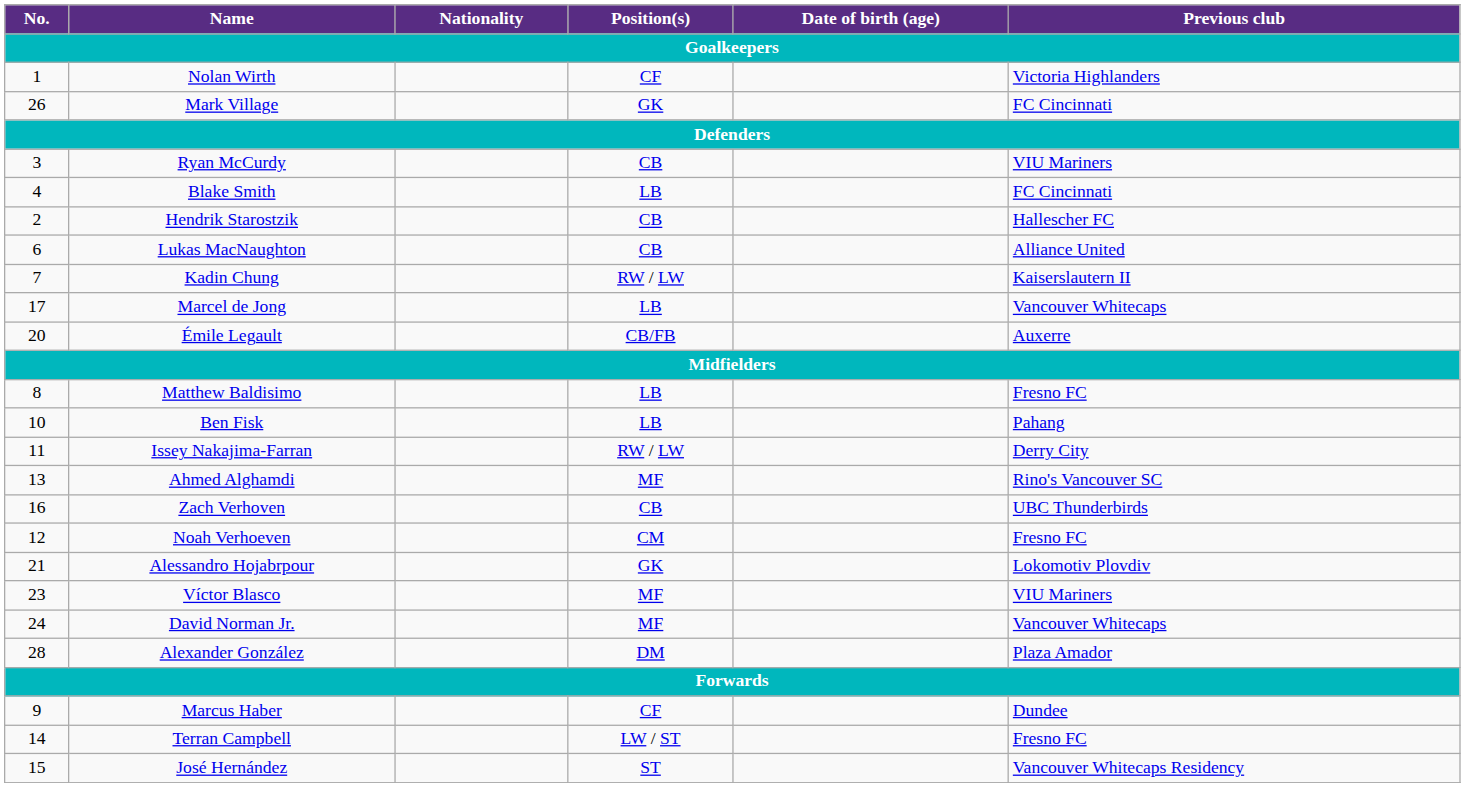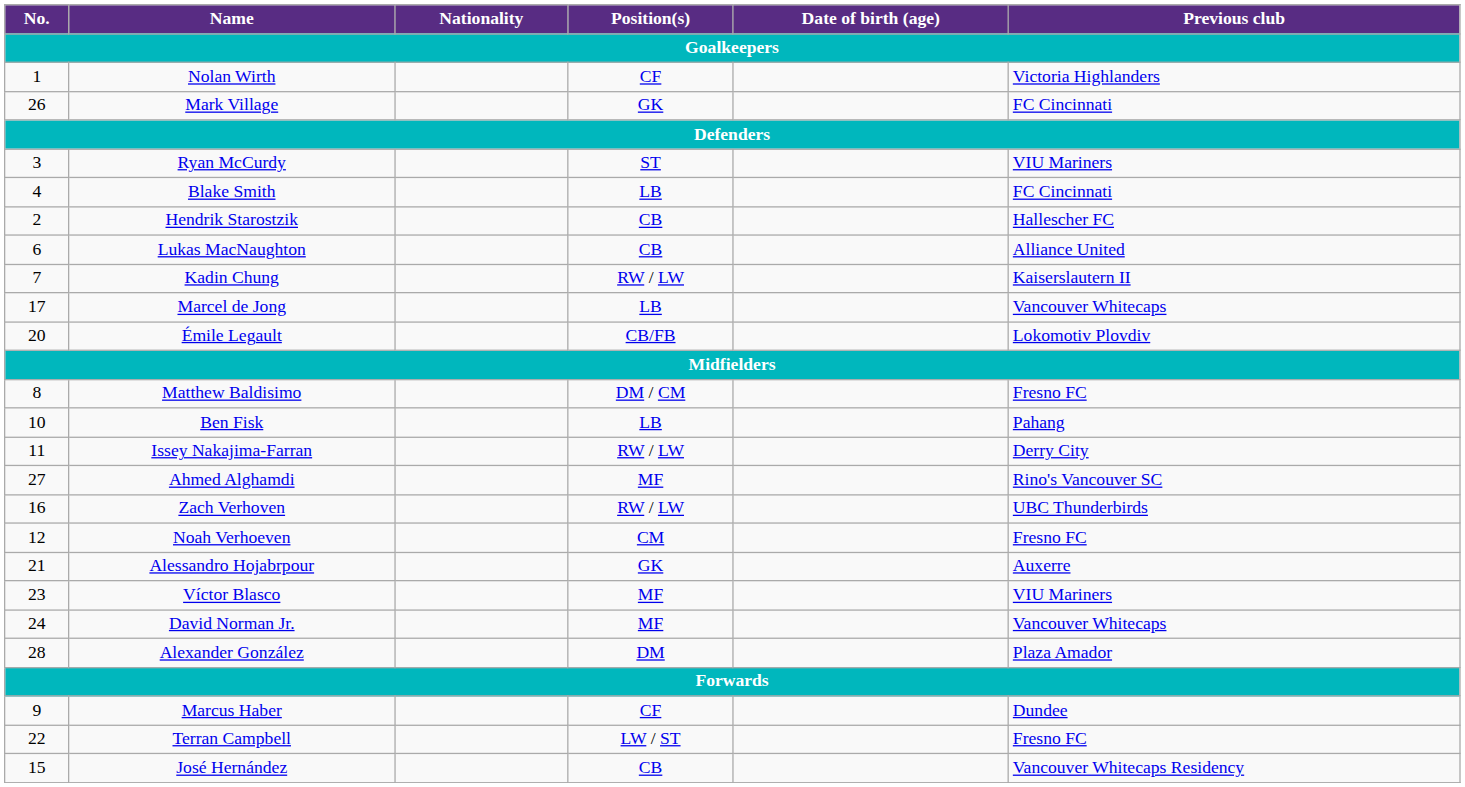(651, 162) CB -> (651, 162) ST
(1042, 335) Auxerre -> (1082, 335) Lokomotiv Plovdiv
(651, 393) LB -> (651, 393) DM / CM
(37, 479) 13 -> (37, 479) 27
(651, 508) CB -> (651, 508) RW / LW
(1082, 565) Lokomotiv Plovdiv -> (1042, 565) Auxerre
(37, 738) 14 -> (37, 738) 22
(651, 767) ST -> (651, 767) CB
